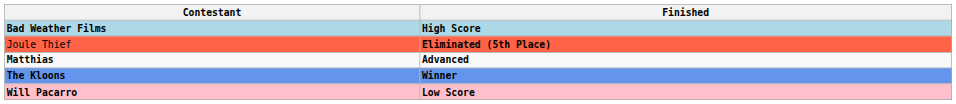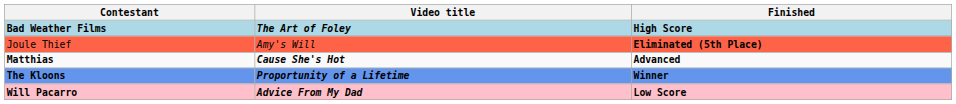+ column: (443, 12)
